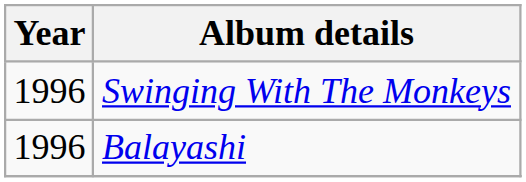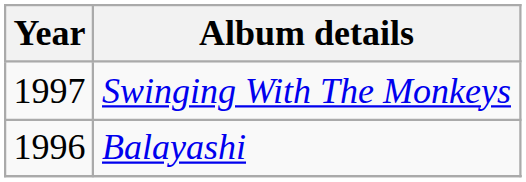(49, 90) 1996 -> (49, 90) 1997
